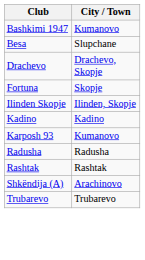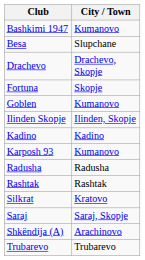+ row: (21, 103)
+ row: (20, 199)
+ row: (17, 215)
